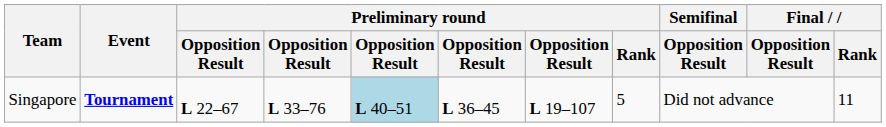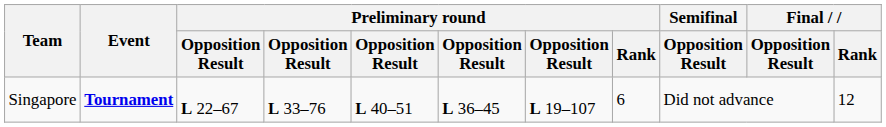(384, 108) lightblue background -> (384, 108) no background
(621, 99) 5 -> (621, 99) 6
(846, 99) 11 -> (846, 99) 12
